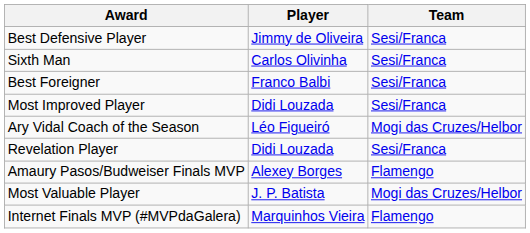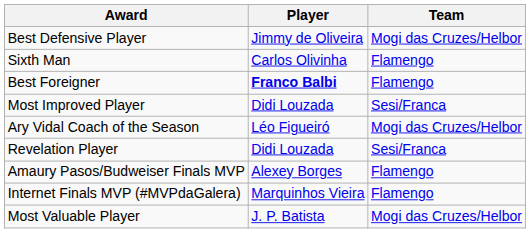(409, 37) Sesi/Franca -> (447, 37) Mogi das Cruzes/Helbor
(409, 60) Sesi/Franca -> (402, 60) Flamengo
(291, 82) normal -> (294, 82) bold
(409, 82) Sesi/Franca -> (402, 82) Flamengo
rows swapped: (124, 216) <-> (74, 194)
